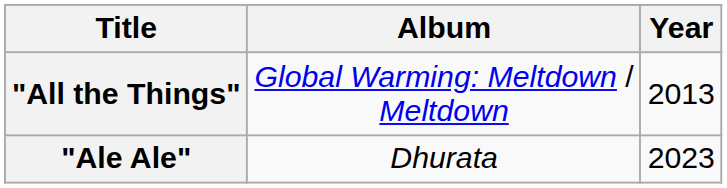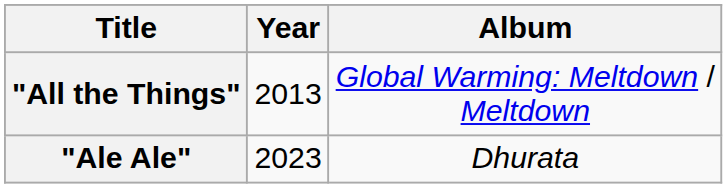columns swapped: (681, 28) <-> (444, 28)
